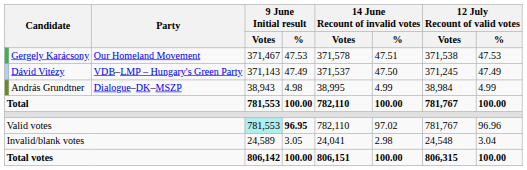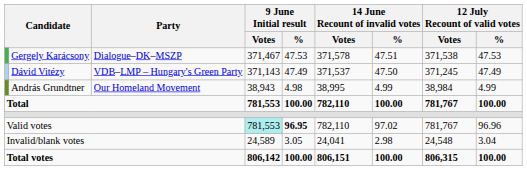(147, 55) Our Homeland Movement -> (138, 55) Dialogue–DK–MSZP
(138, 87) Dialogue–DK–MSZP -> (147, 87) Our Homeland Movement
